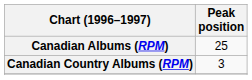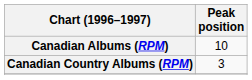(221, 45) 25 -> (221, 45) 10
